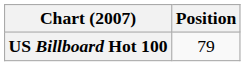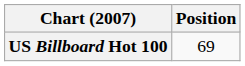(206, 46) 79 -> (206, 46) 69
